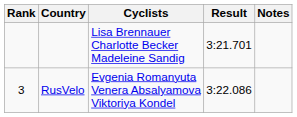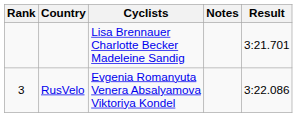columns swapped: (229, 13) <-> (273, 13)
